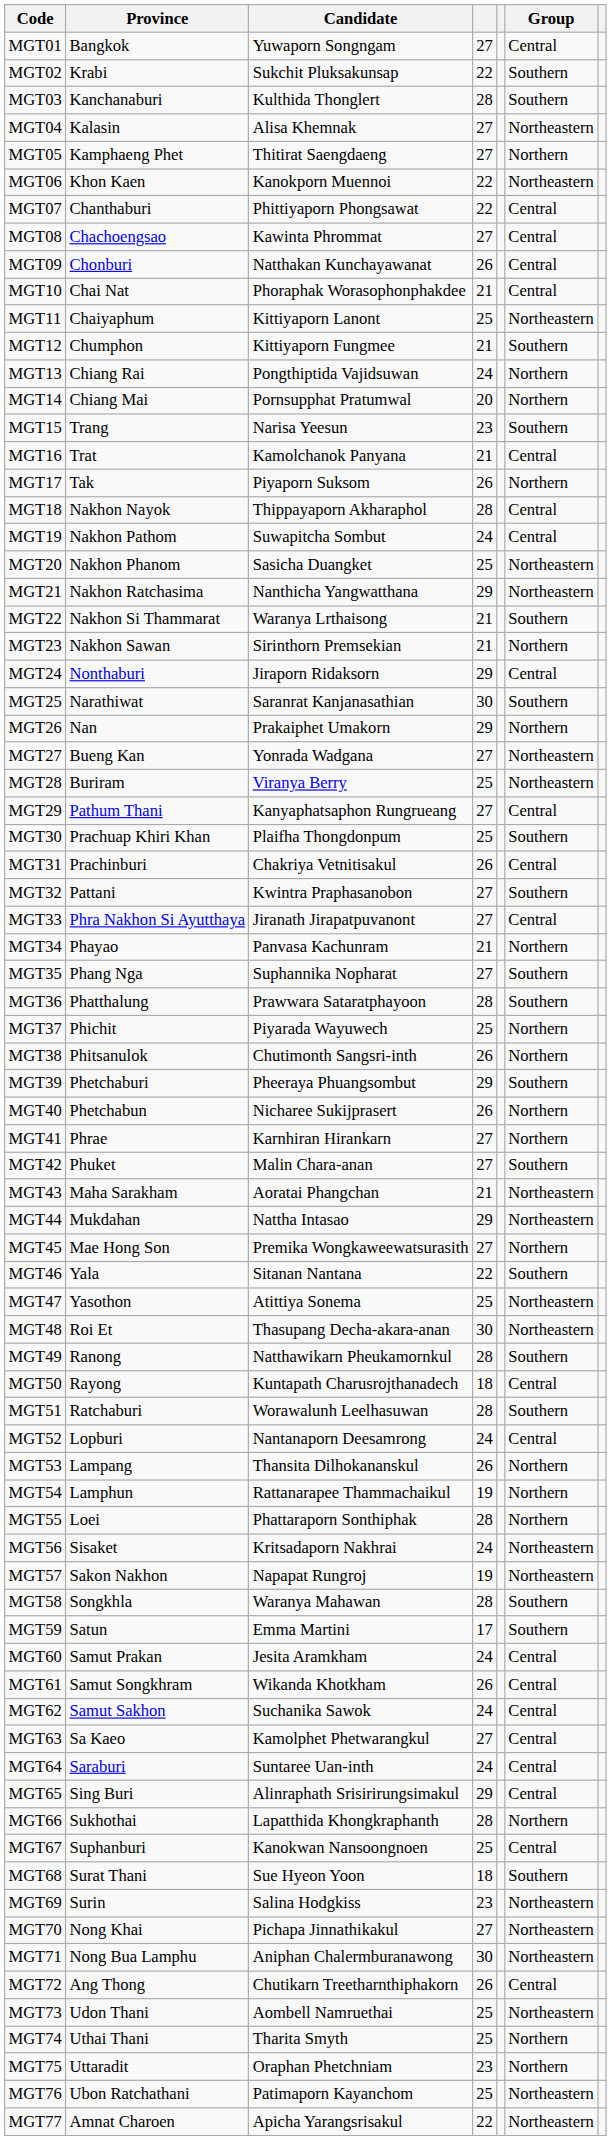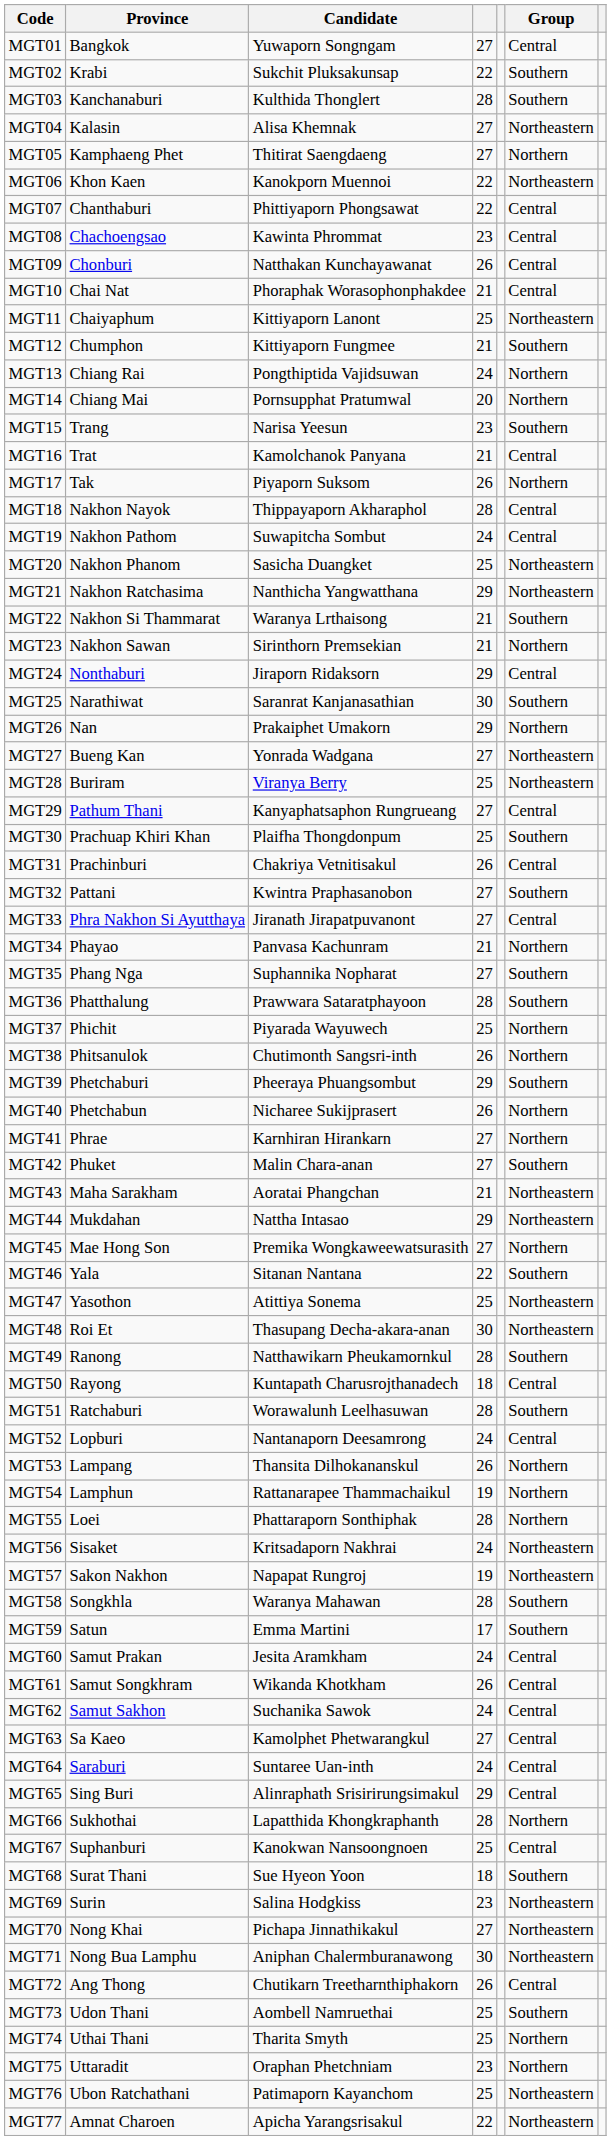(485, 237) 27 -> (485, 237) 23
(551, 2012) Northeastern -> (538, 2012) Southern
